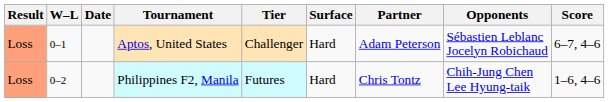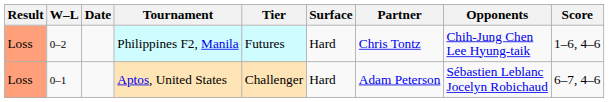rows swapped: (172, 43) <-> (178, 79)
